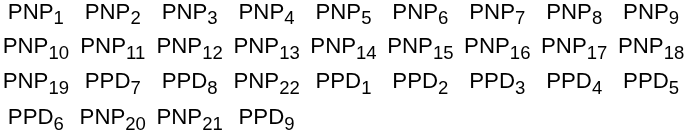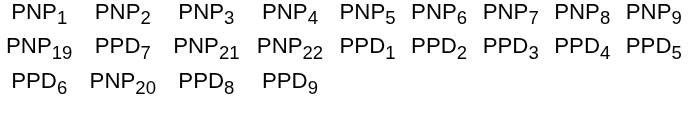- row: (36, 49)
(190, 84) PPD8 -> (206, 49) PNP21
(190, 119) PNP21 -> (206, 84) PPD8
